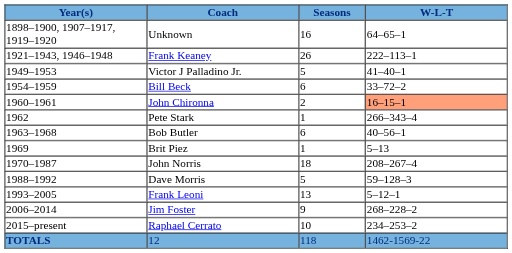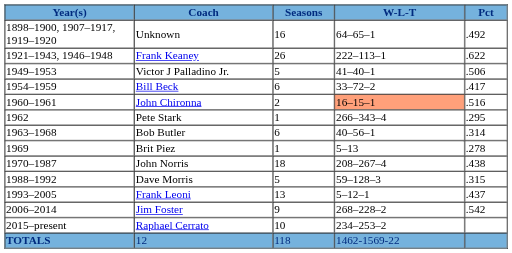+ column: (486, 12)
